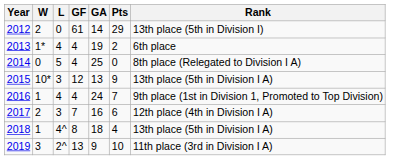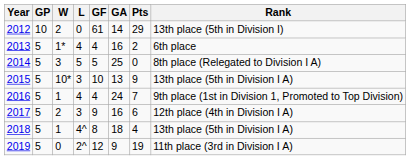+ column: (43, 12)
(97, 46) 19 -> (117, 46) 16
(38, 63) 0 -> (58, 63) 3
(74, 63) 4 -> (95, 63) 5
(77, 79) 12 -> (98, 79) 10
(74, 113) 7 -> (95, 113) 9
(38, 146) 3 -> (58, 146) 0
(77, 146) 13 -> (98, 146) 12
(118, 146) 10 -> (138, 146) 19
